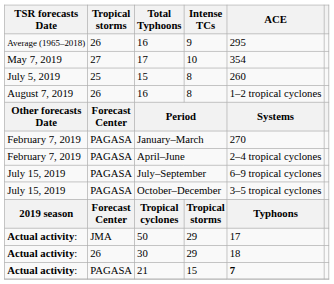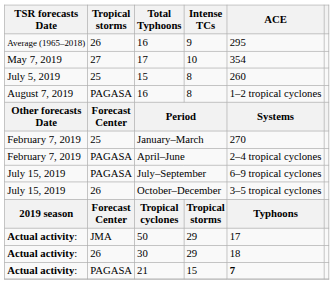(96, 93) 26 -> (111, 93) PAGASA
(111, 139) PAGASA -> (96, 139) 25
(111, 190) PAGASA -> (96, 190) 26
